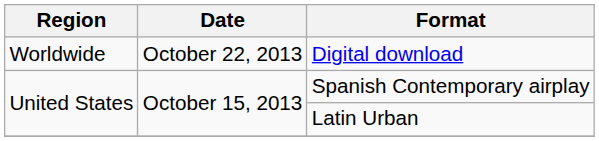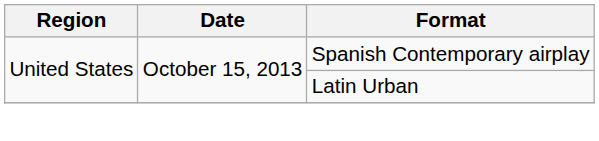- row: (388, 53)
